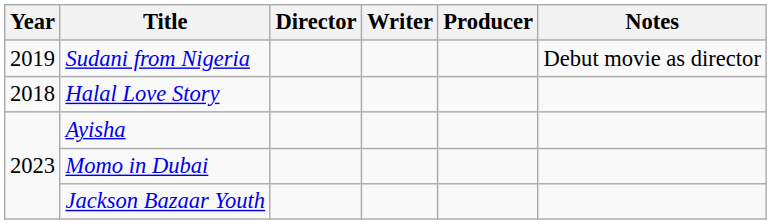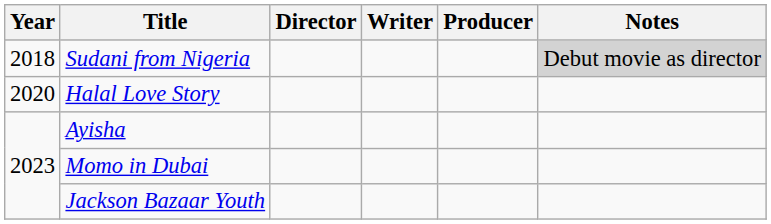(32, 58) 2019 -> (32, 58) 2018
(652, 58) no background -> (652, 58) lightgrey background
(32, 93) 2018 -> (32, 93) 2020
